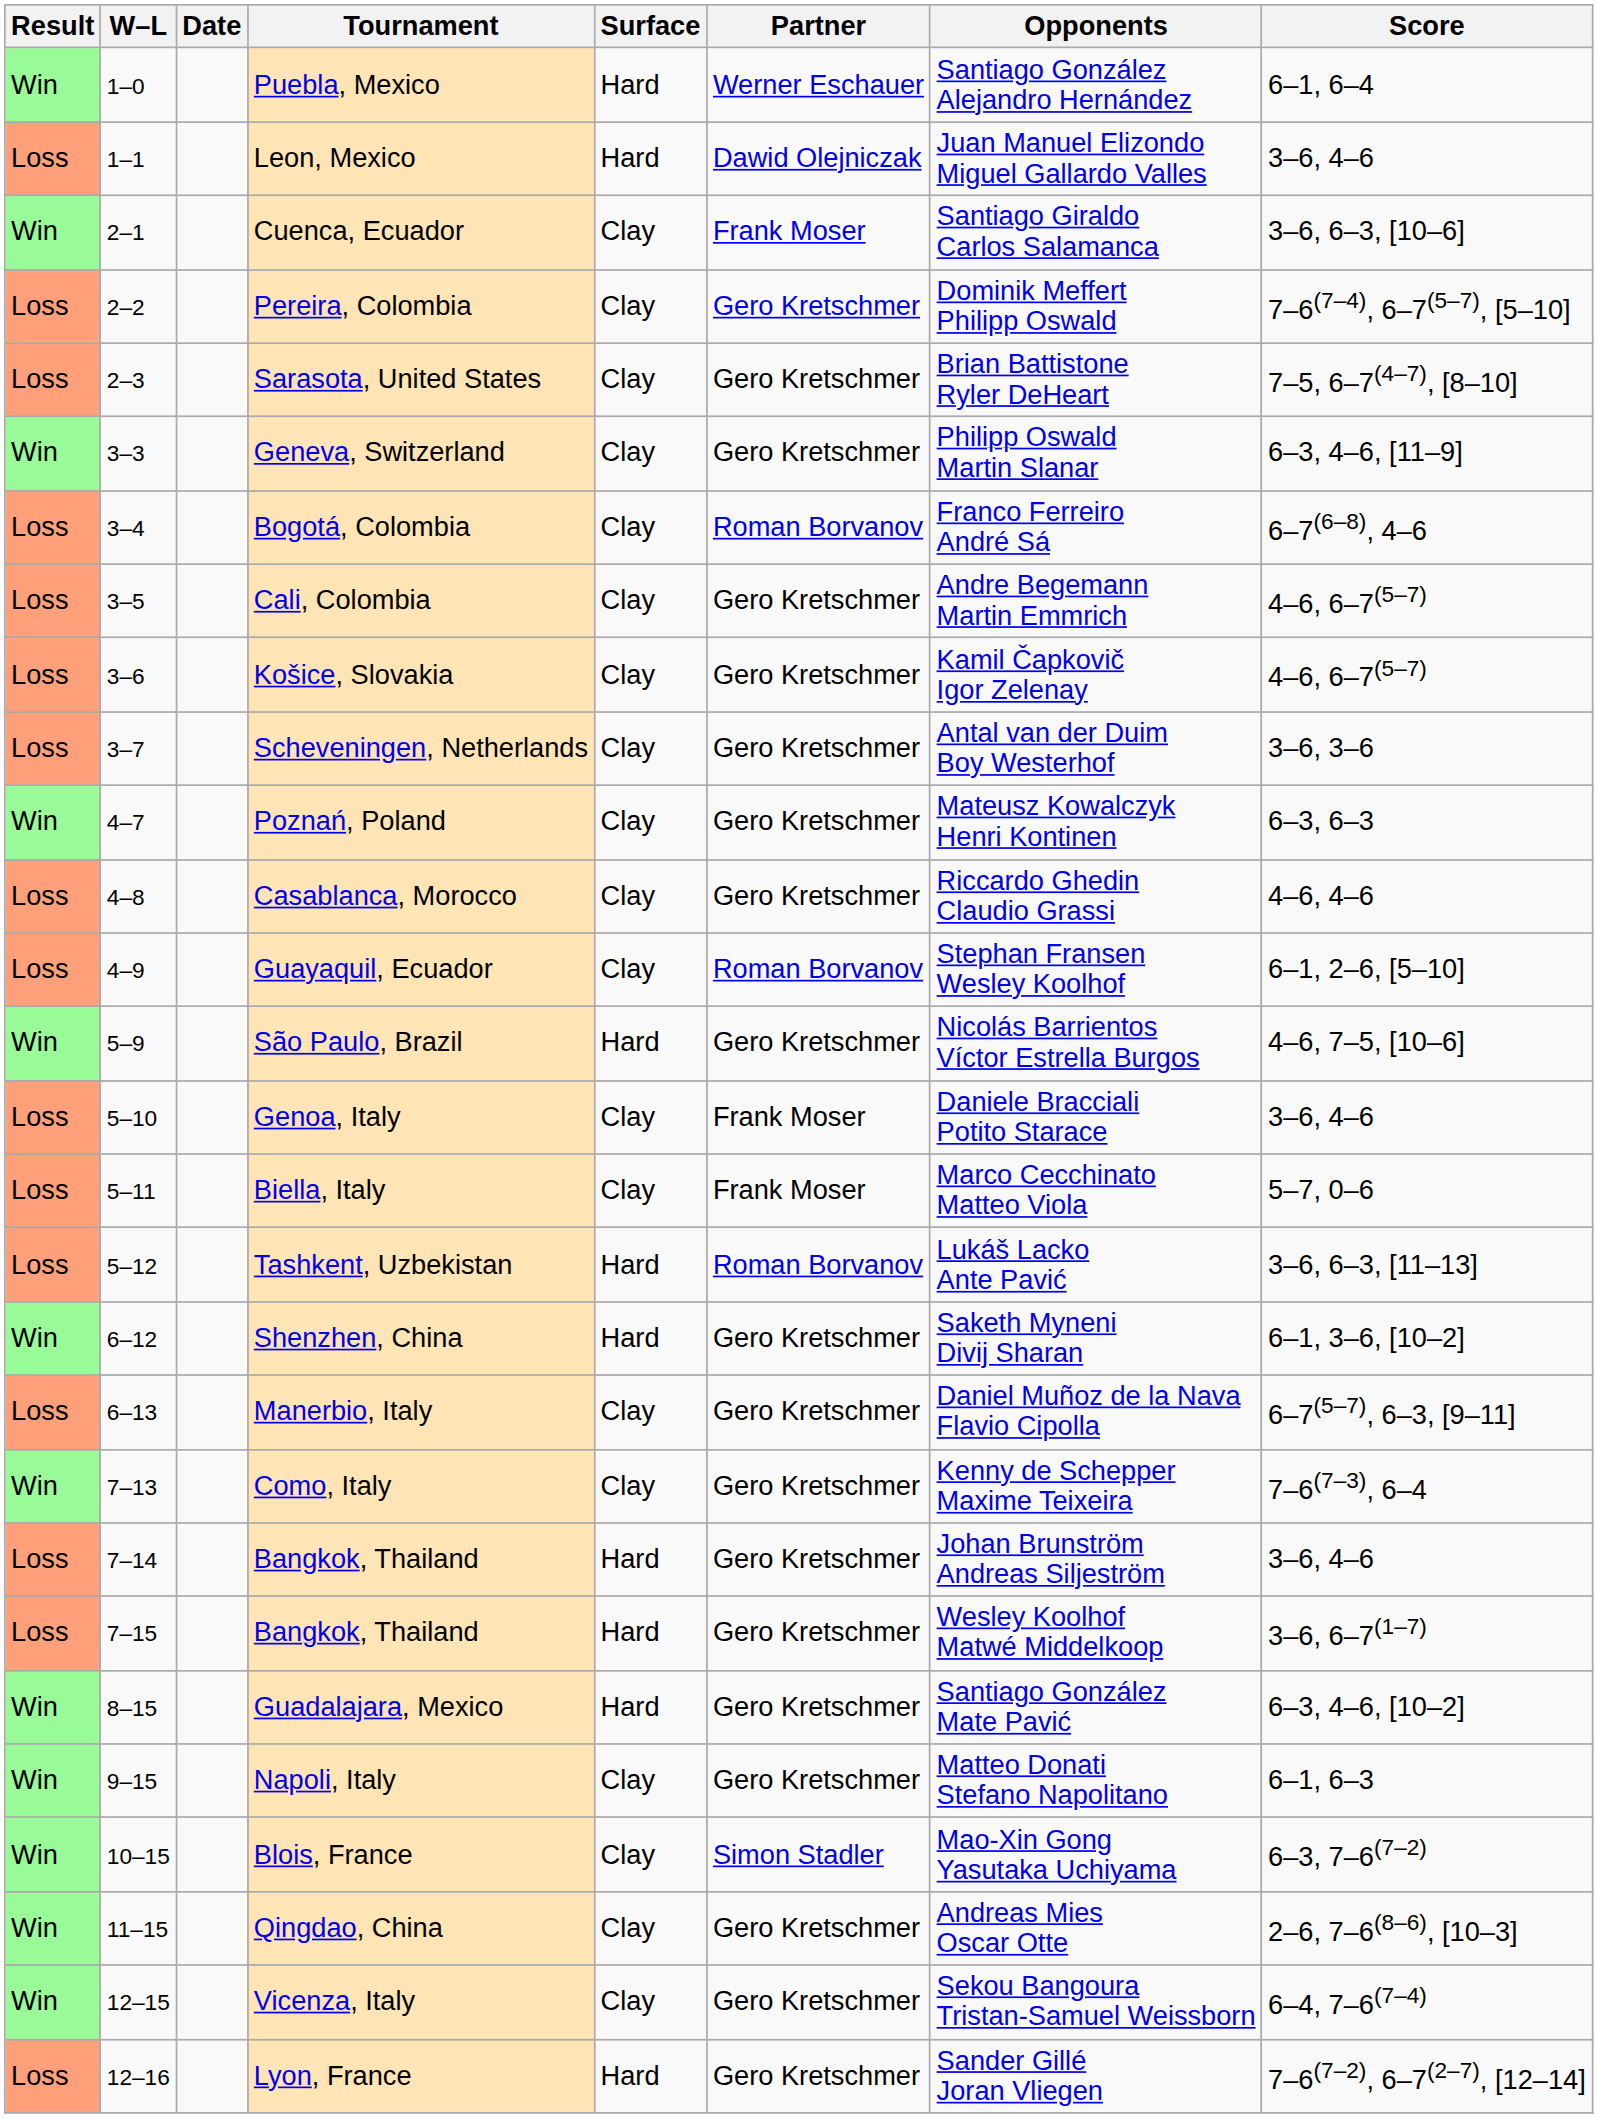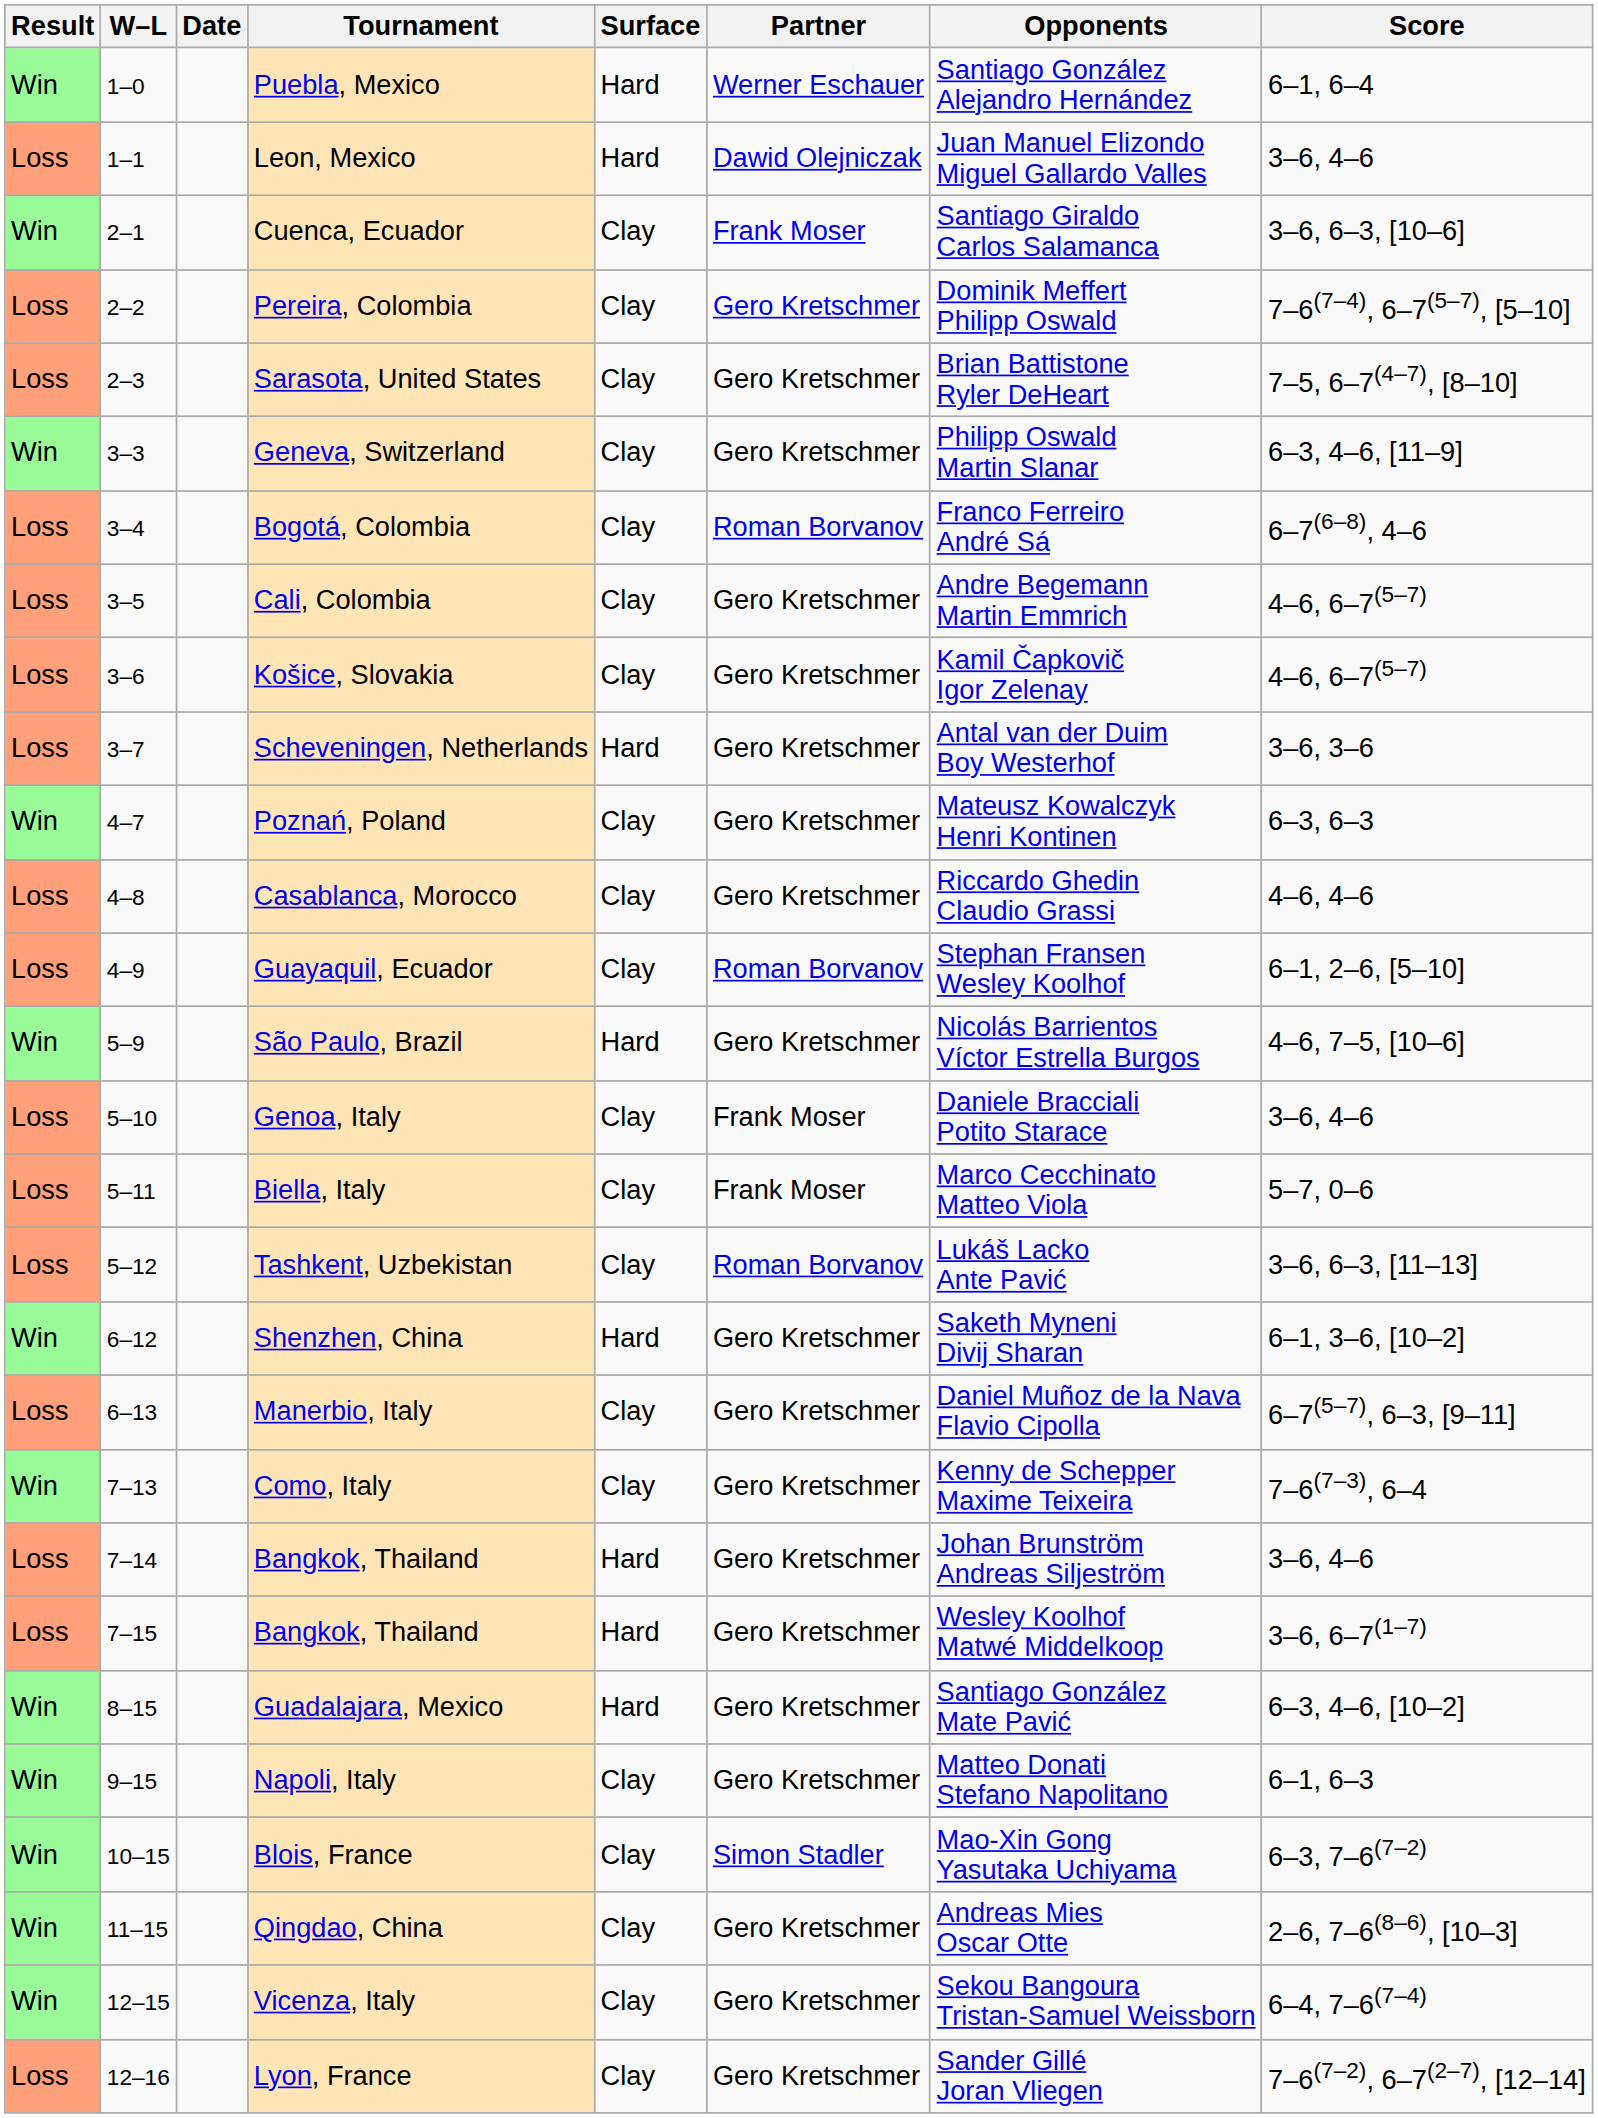(628, 748) Clay -> (630, 748) Hard
(630, 1264) Hard -> (628, 1264) Clay
(630, 2075) Hard -> (628, 2075) Clay
